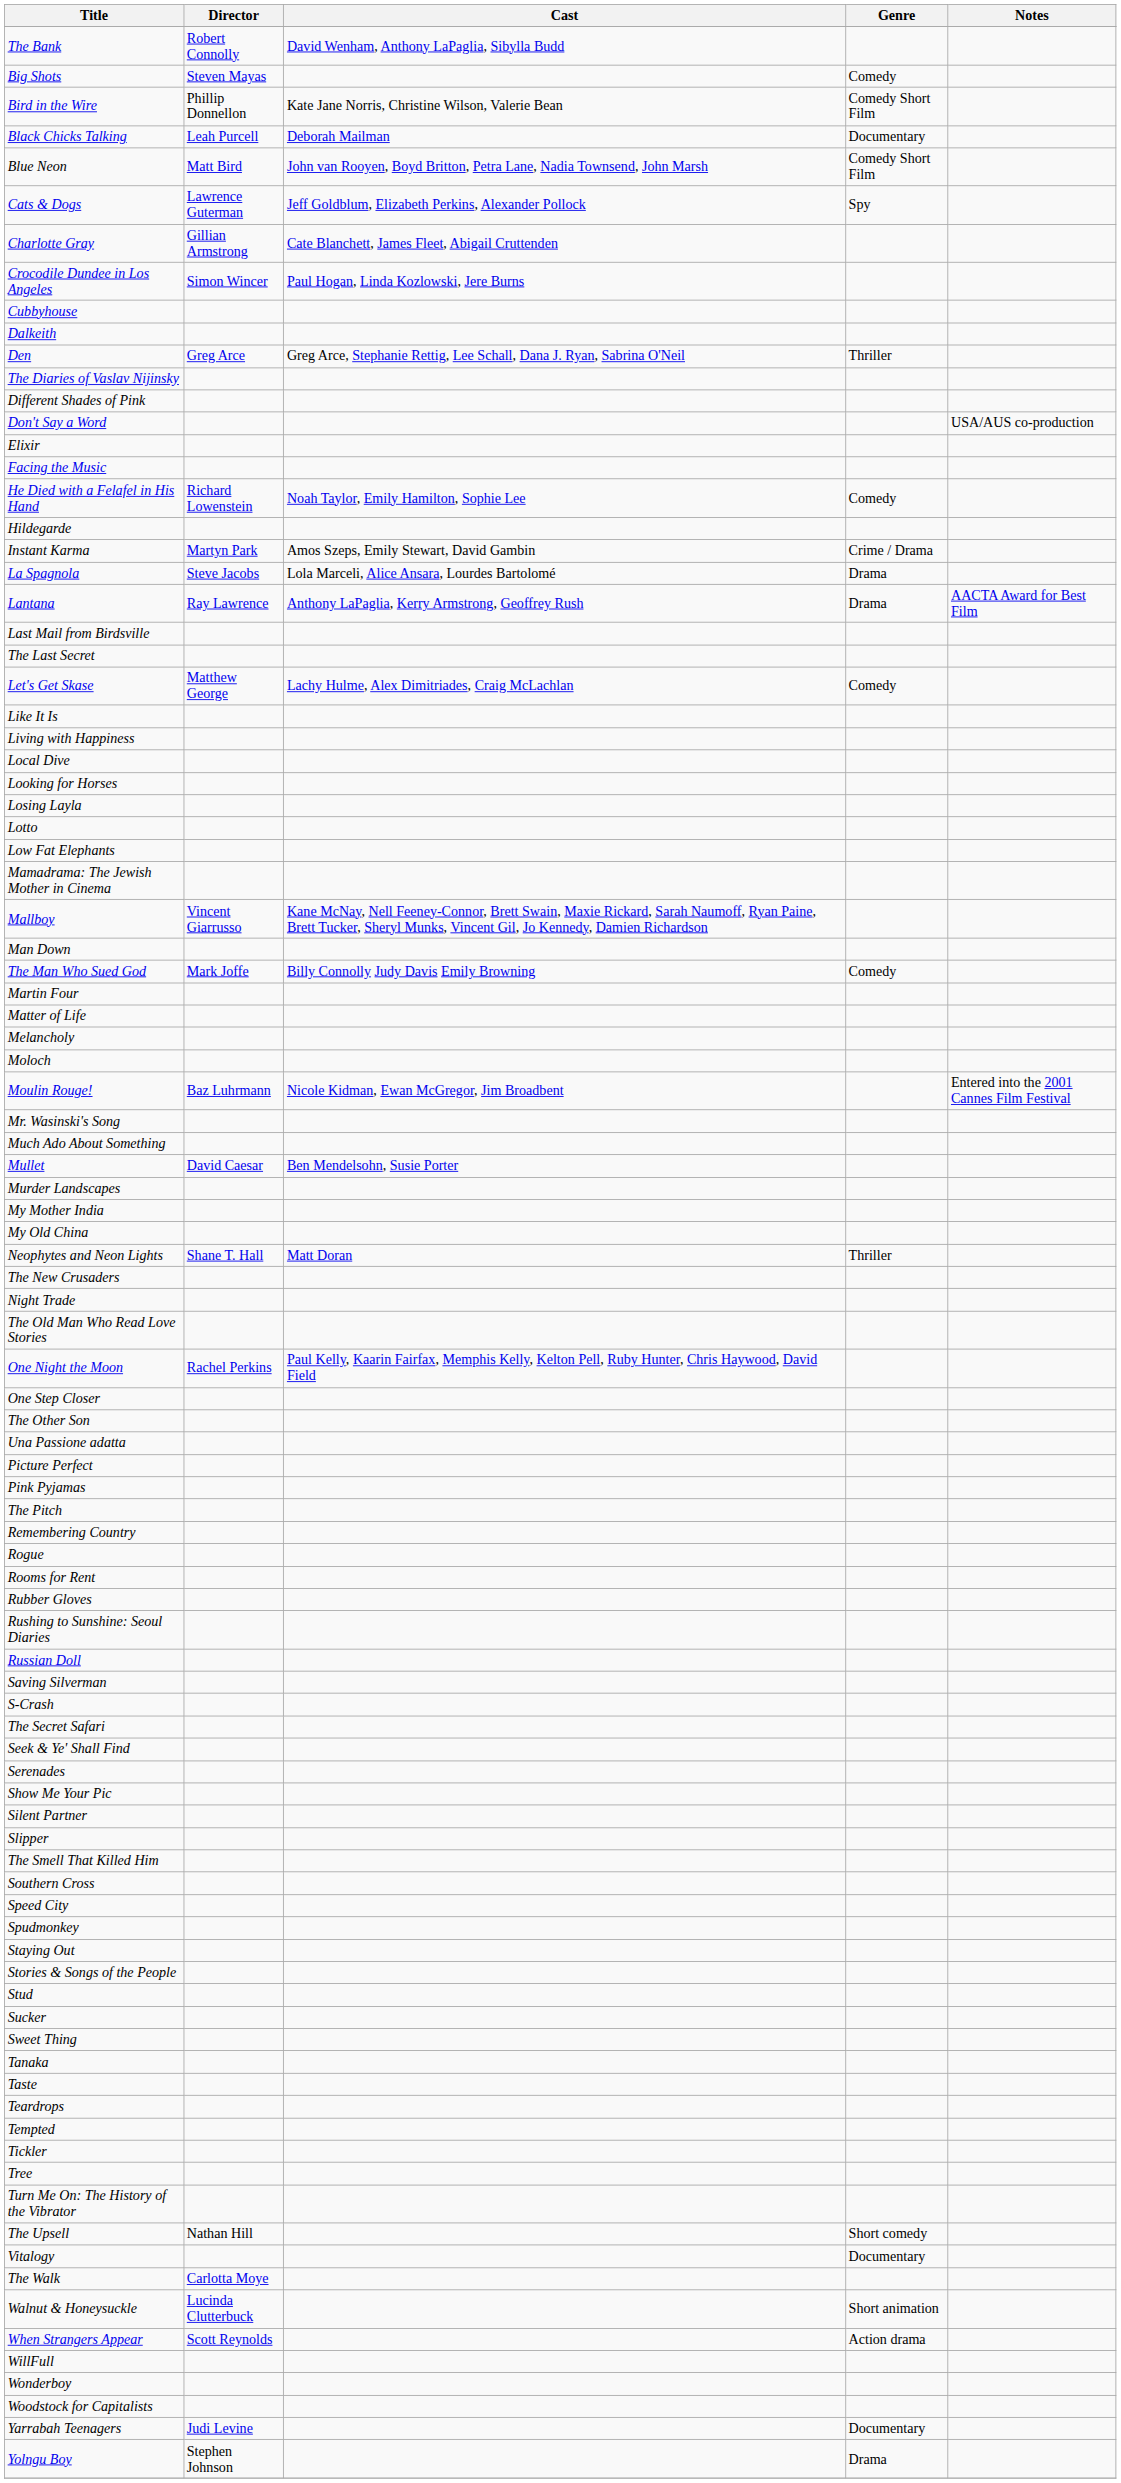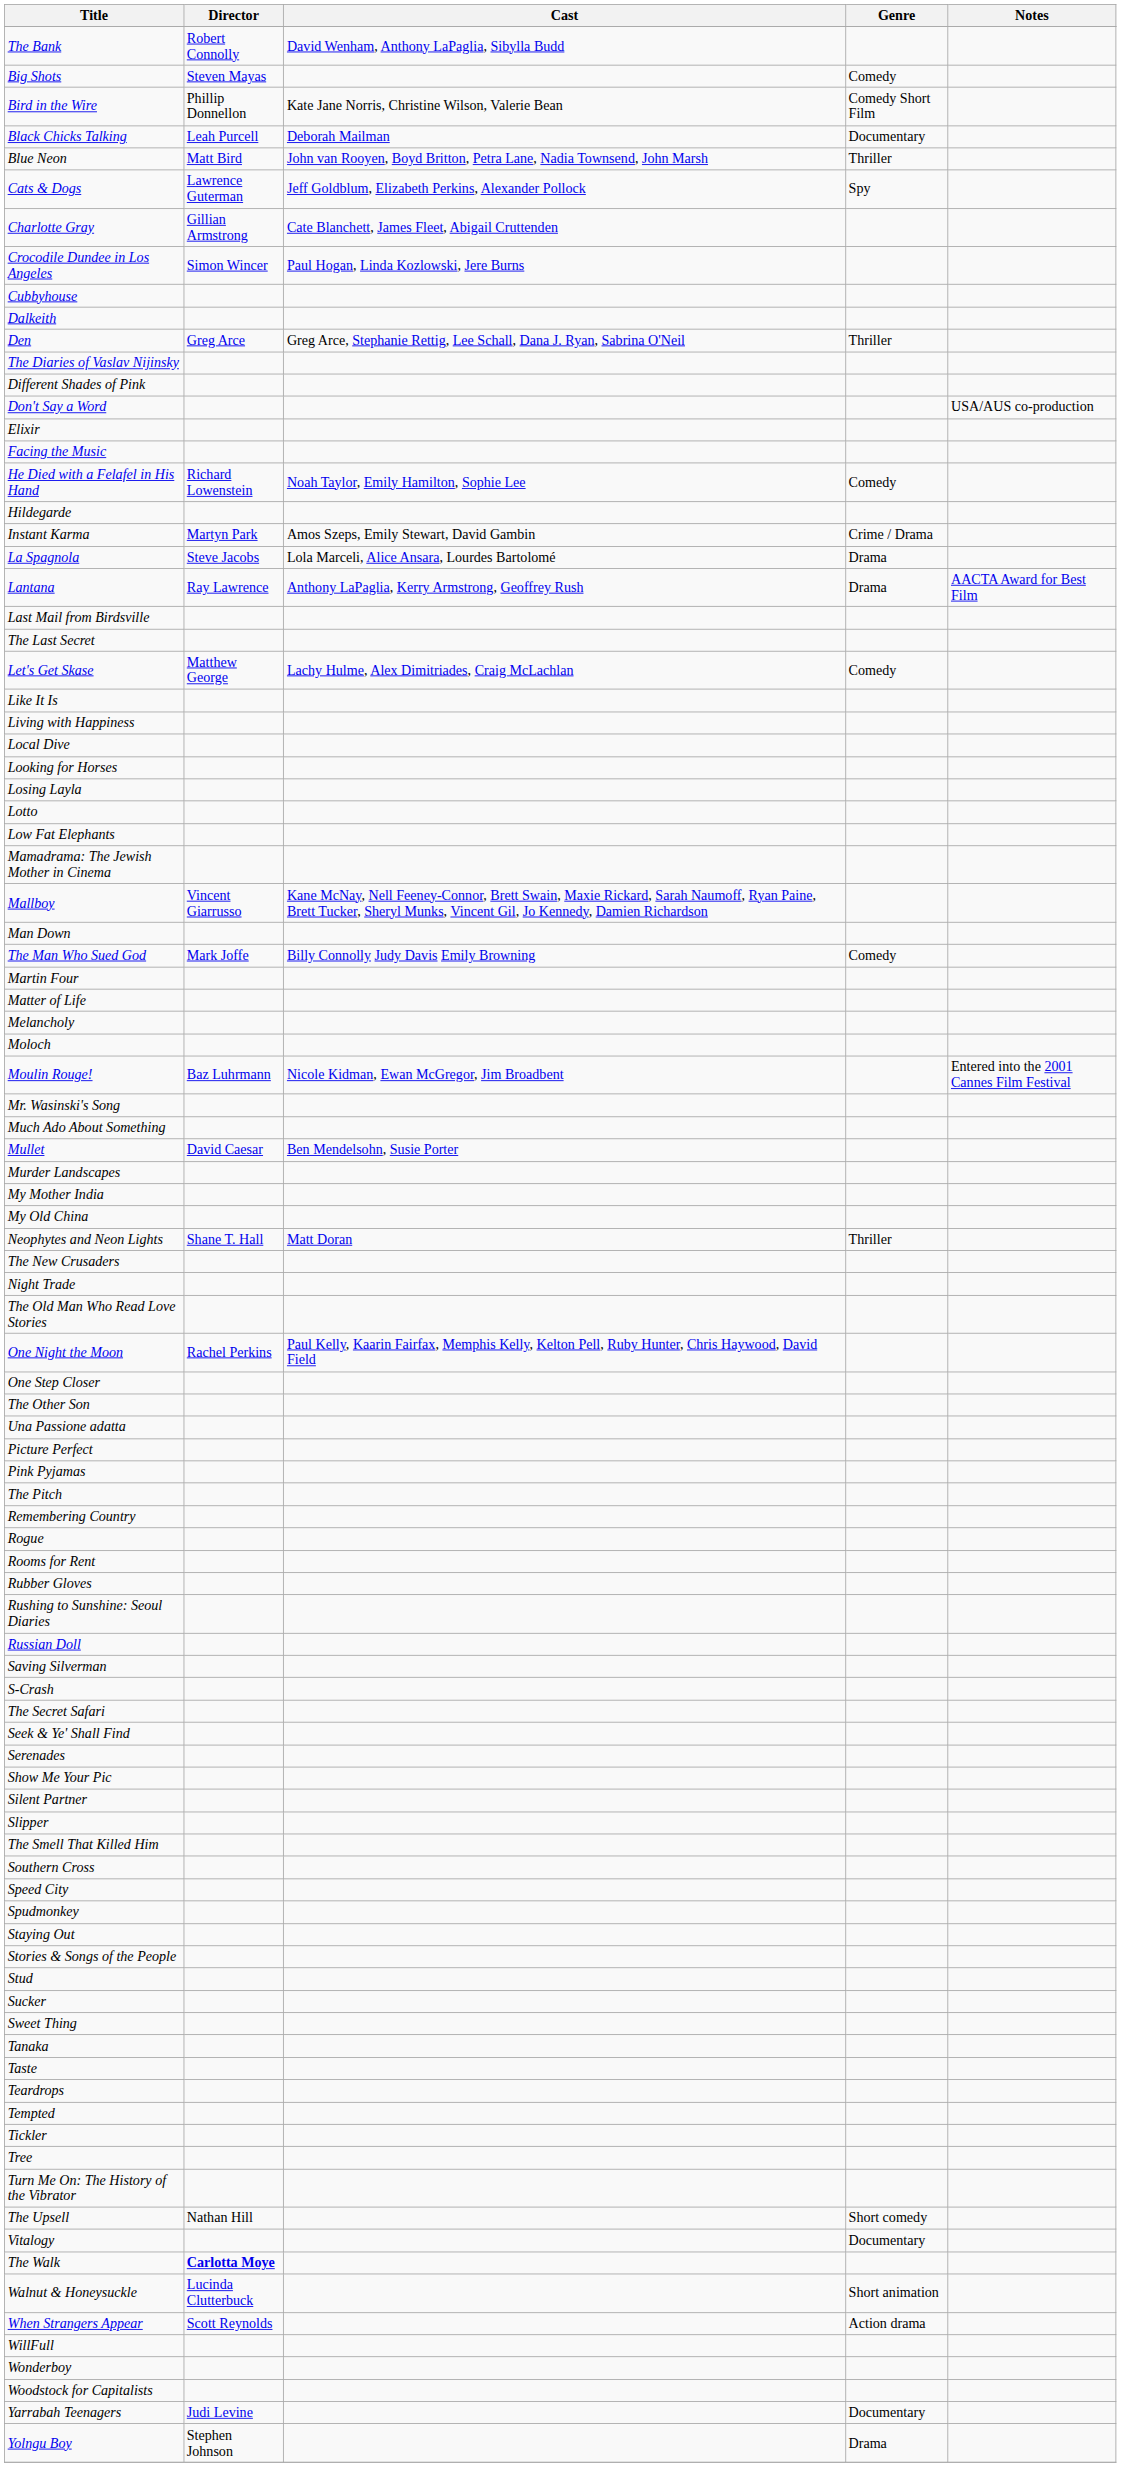(889, 166) Comedy Short Film -> (870, 158) Thriller
(228, 2278) normal -> (231, 2262) bold
